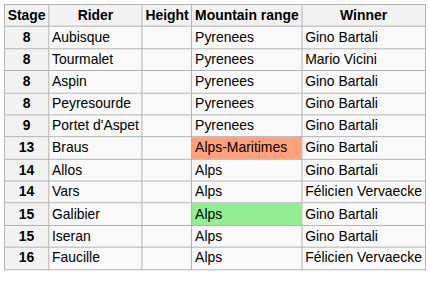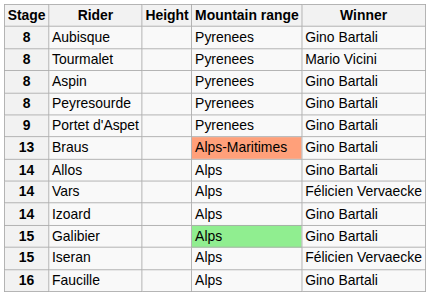+ row: (71, 214)
(342, 236) Gino Bartali -> (364, 258) Félicien Vervaecke
(364, 258) Félicien Vervaecke -> (342, 280) Gino Bartali
